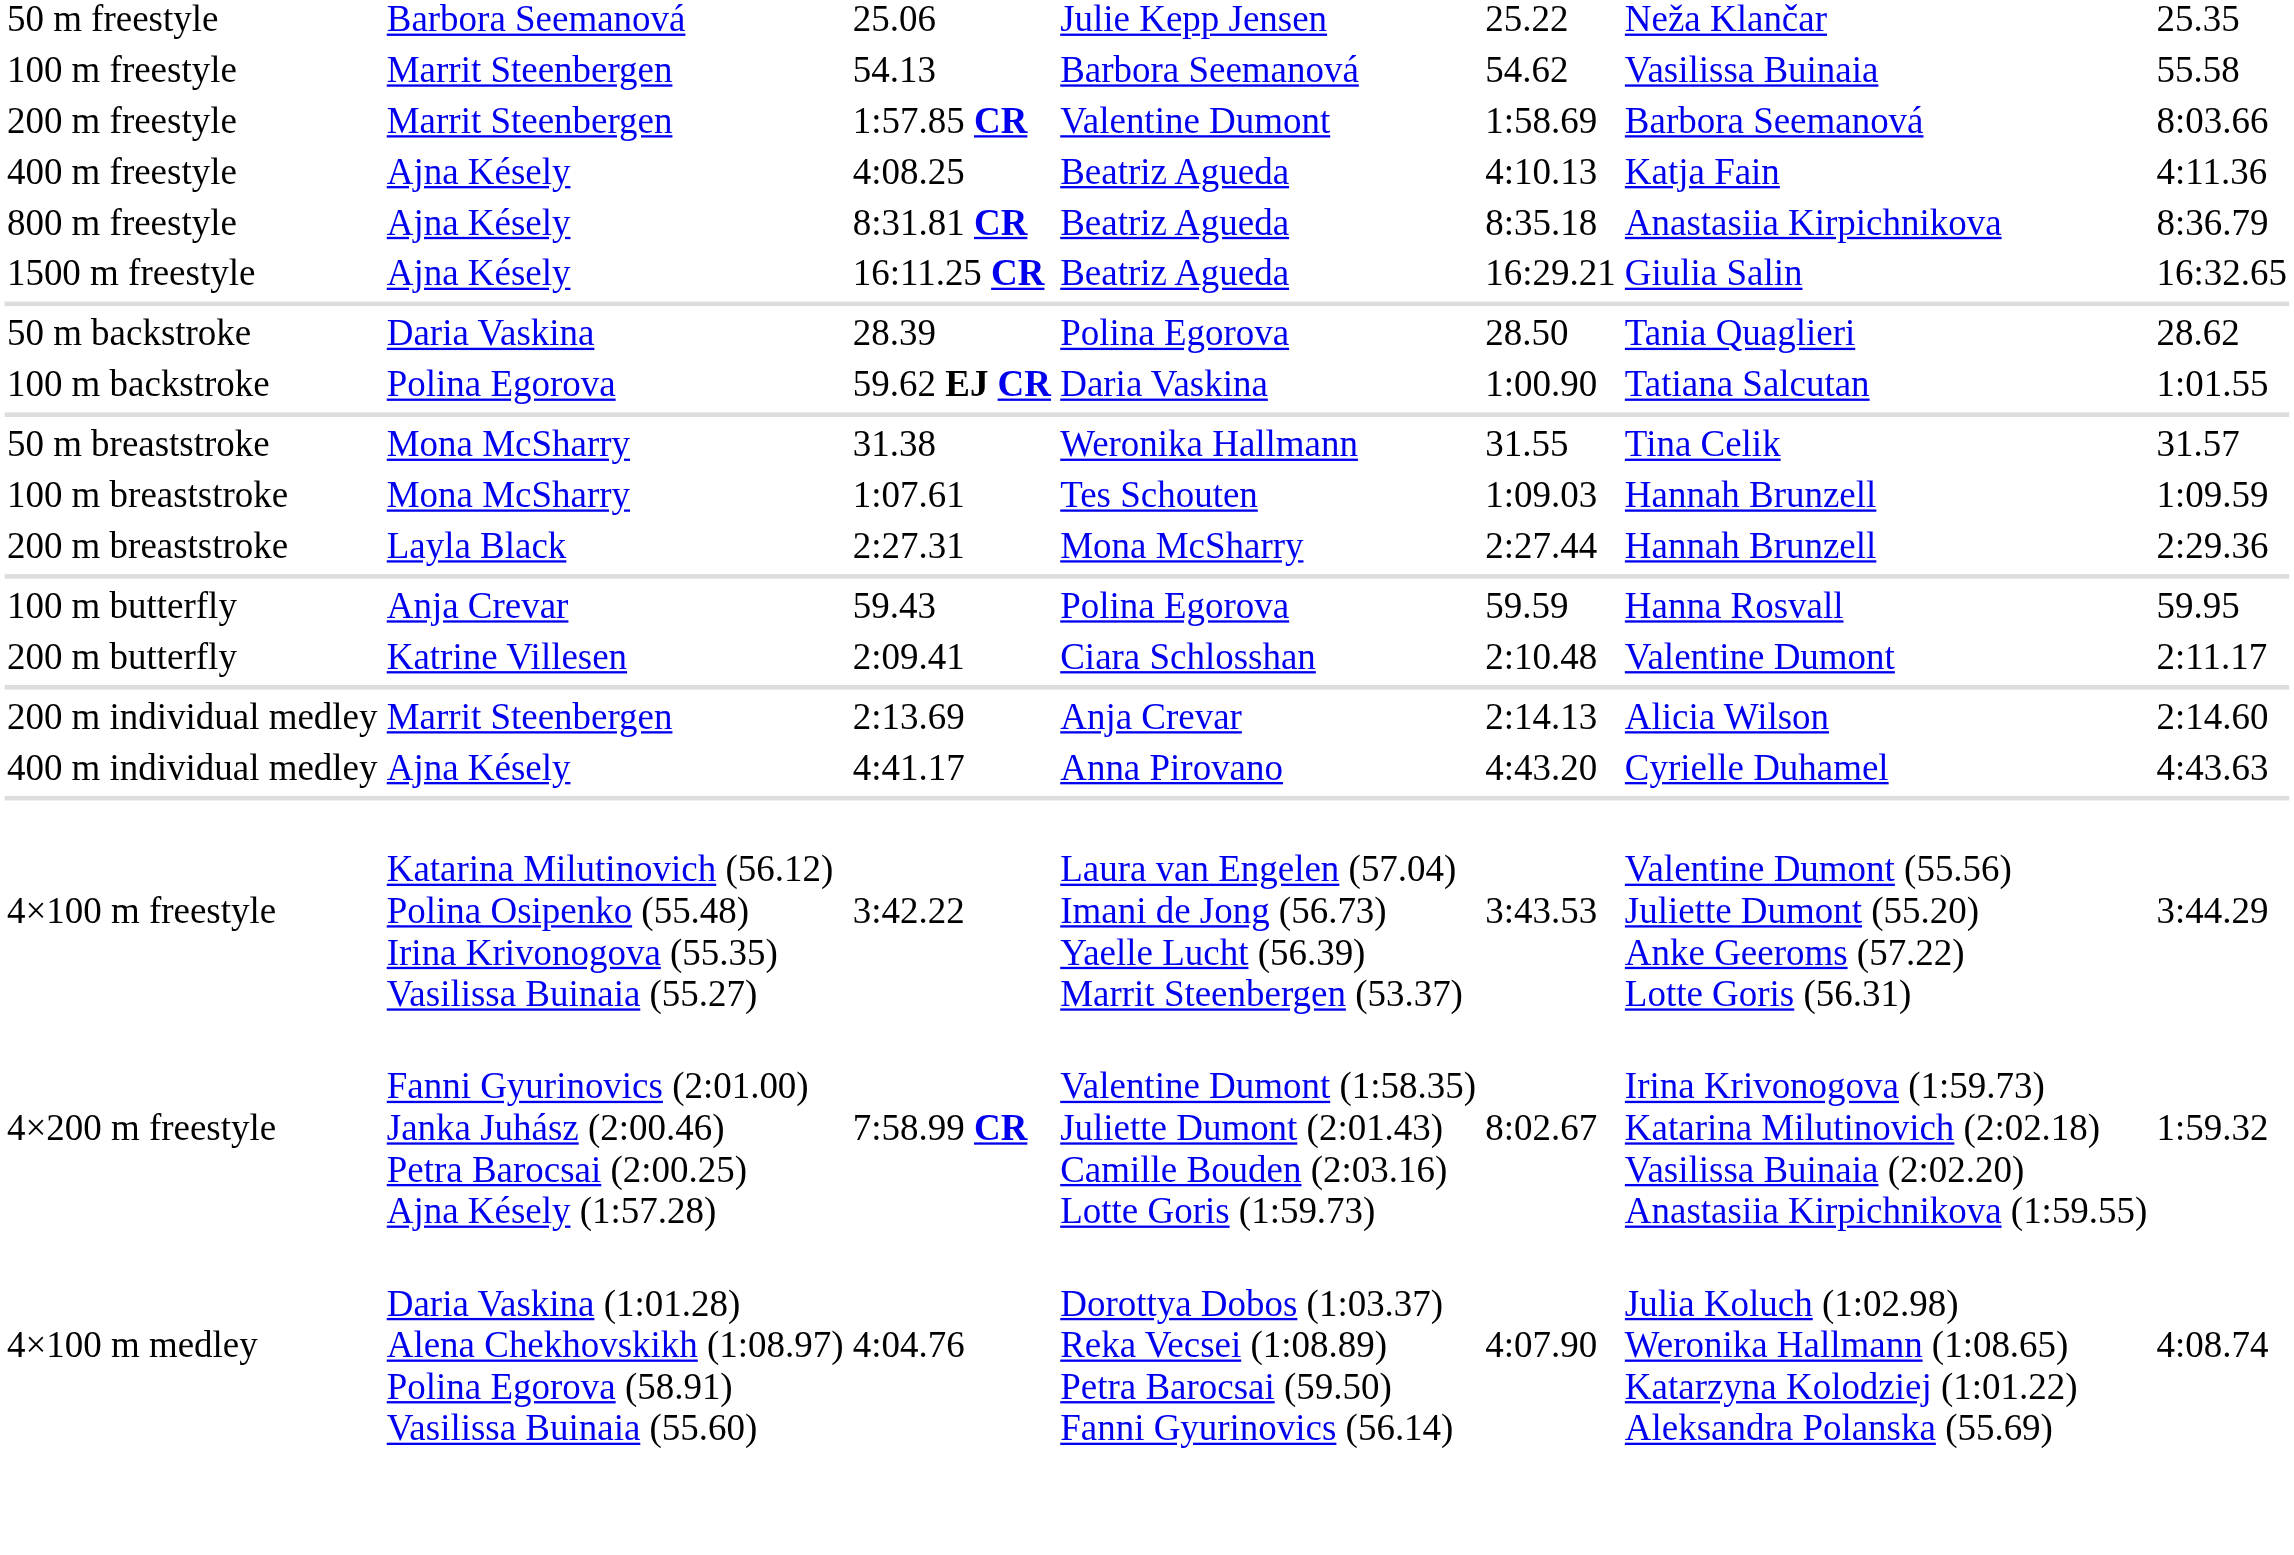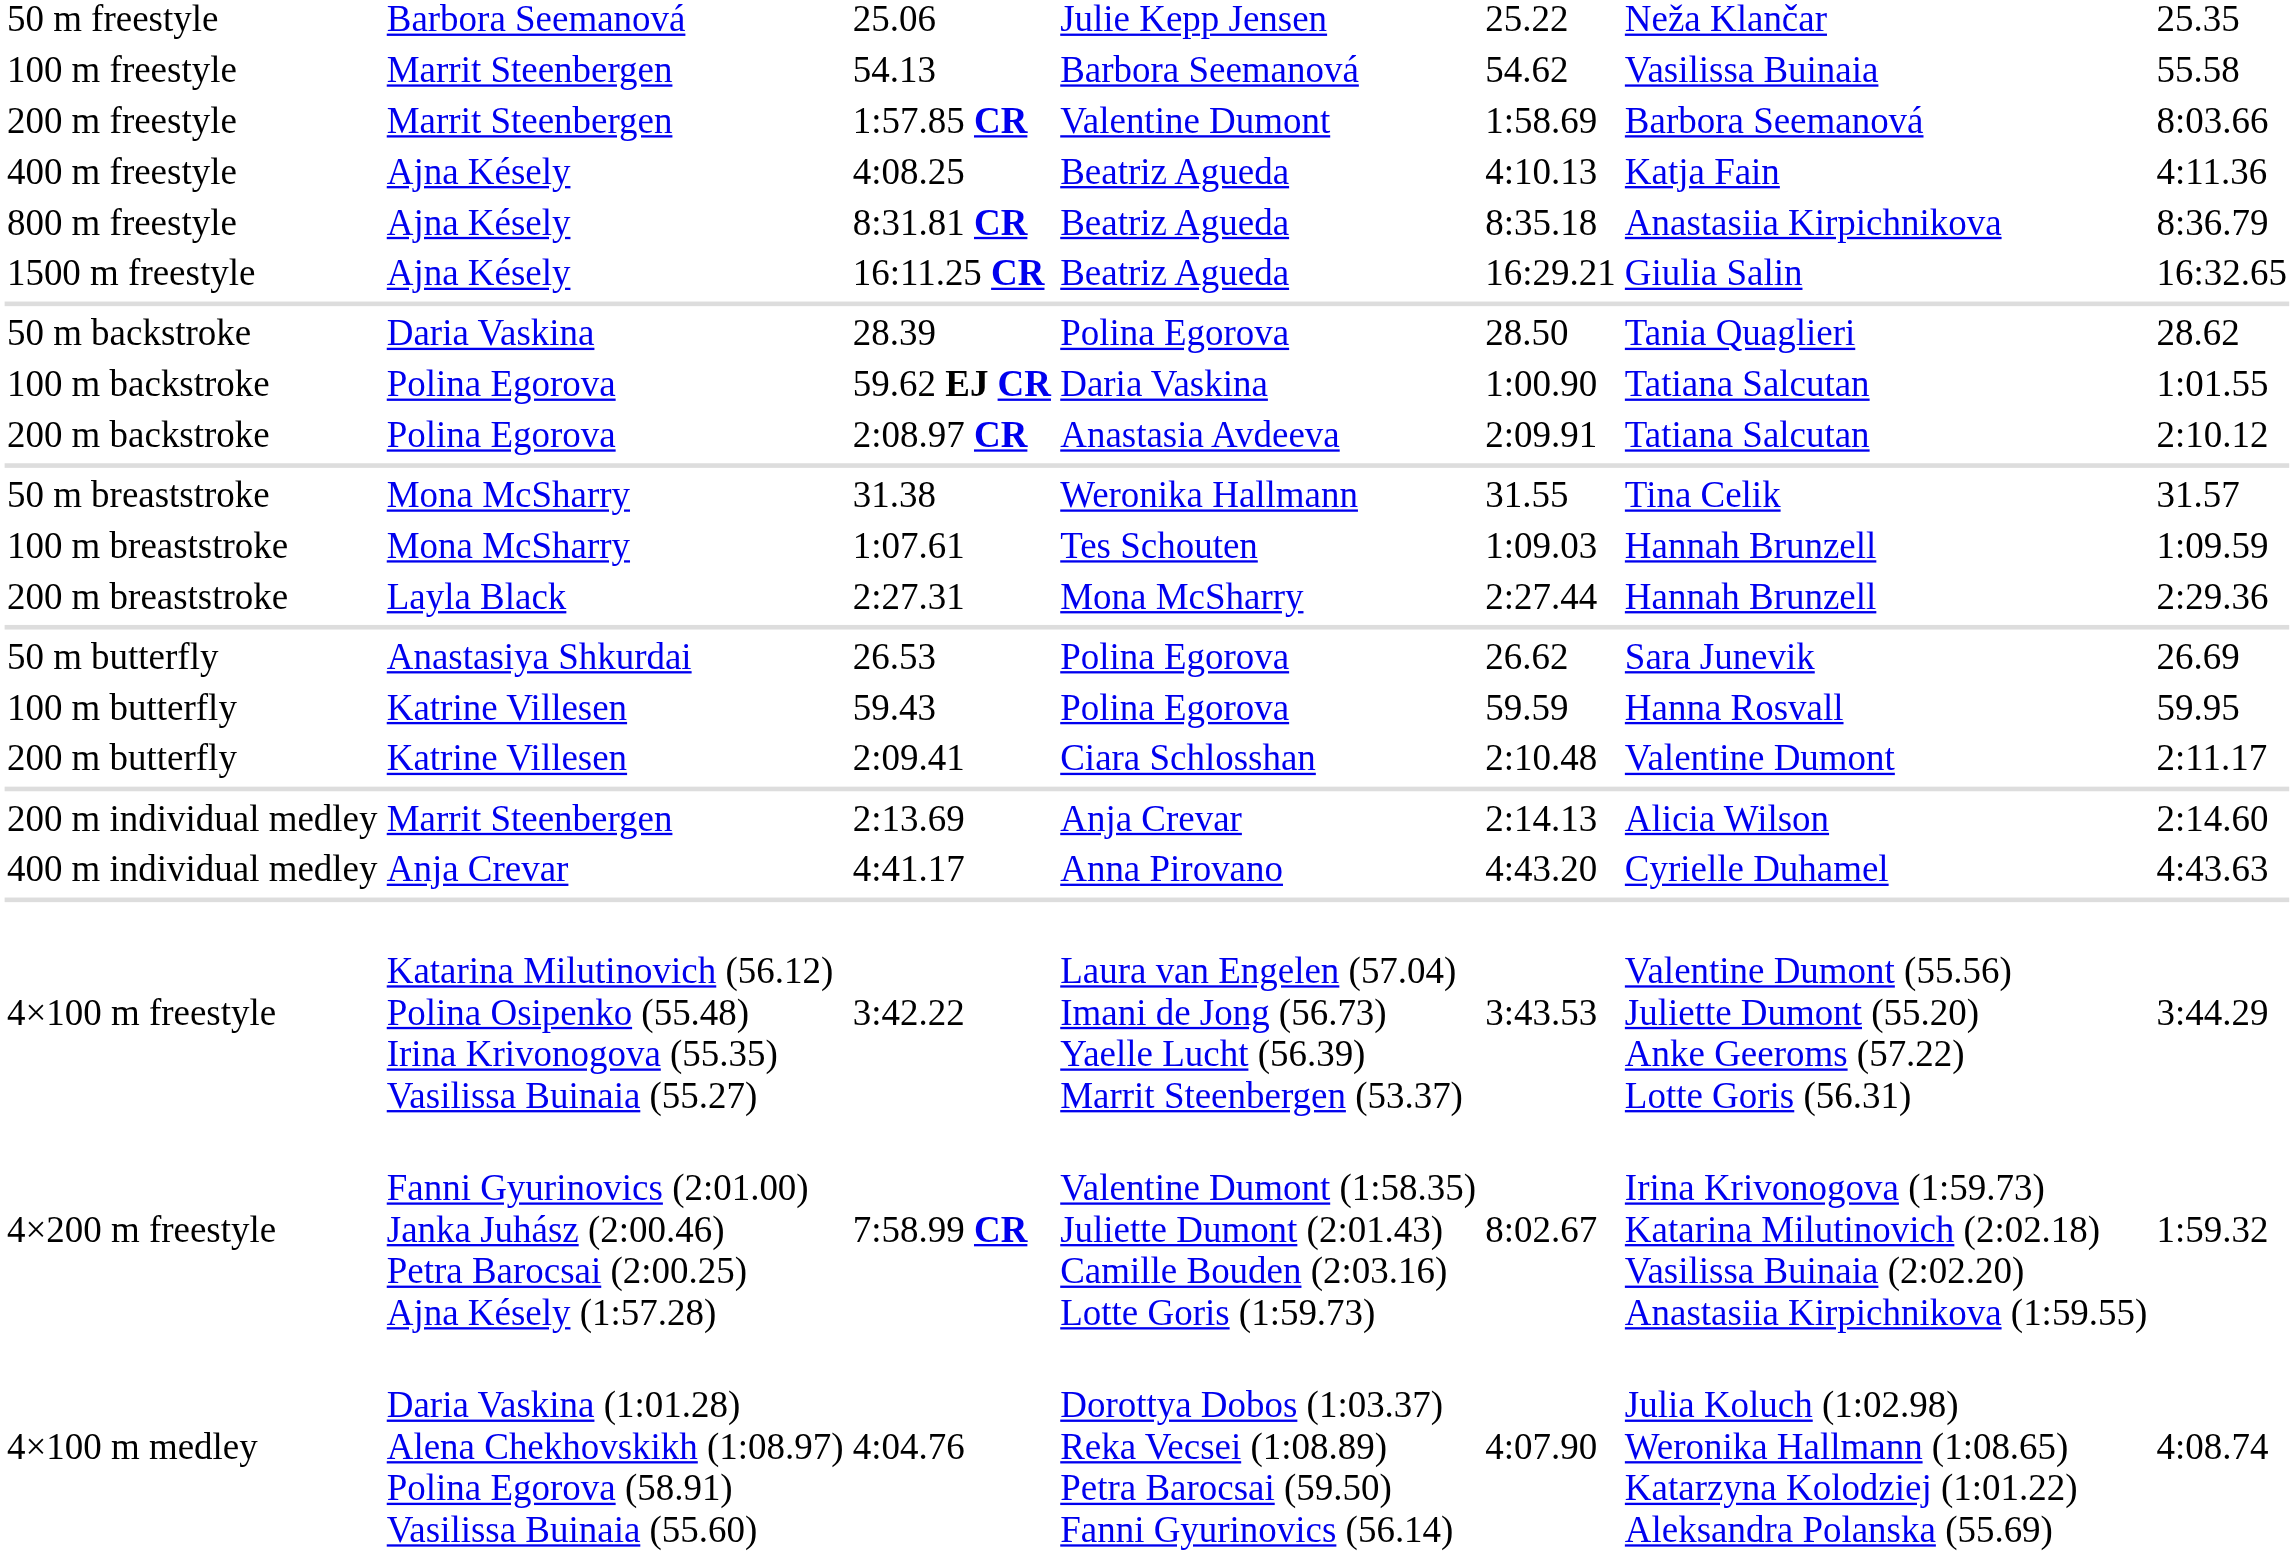+ row: (138, 434)
+ row: (113, 656)
(478, 605) Anja Crevar -> (507, 707) Katrine Villesen
(479, 767) Ajna Késely -> (478, 869) Anja Crevar
